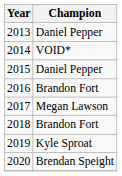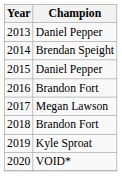(53, 50) VOID* -> (75, 50) Brendan Speight
(75, 161) Brendan Speight -> (53, 161) VOID*
